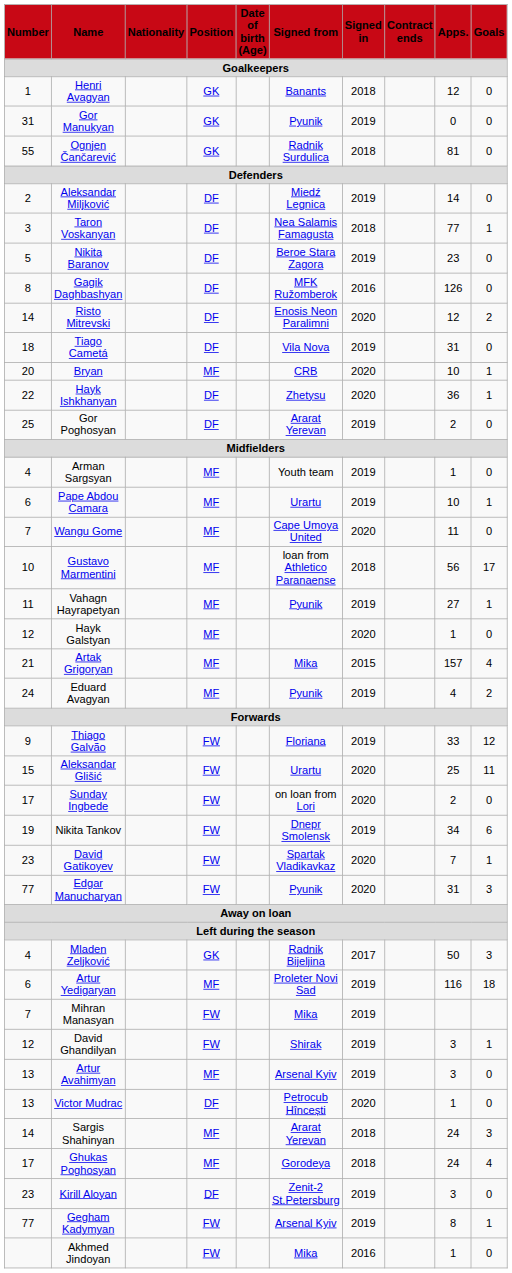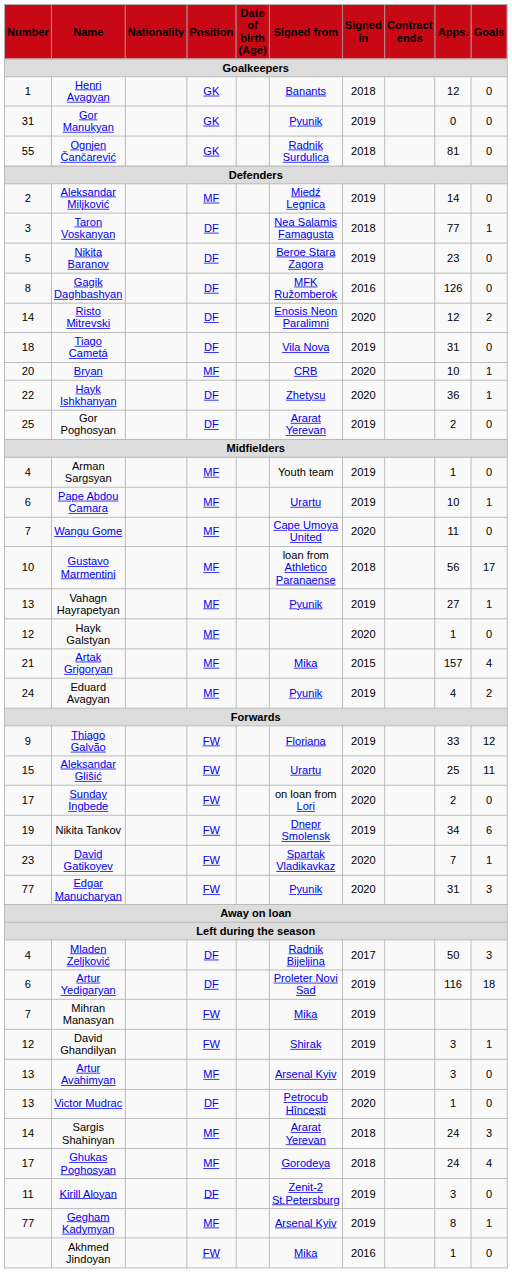(211, 199) DF -> (211, 199) MF
(28, 604) 11 -> (28, 604) 13
(211, 955) GK -> (211, 955) DF
(211, 985) MF -> (211, 985) DF
(28, 1194) 23 -> (28, 1194) 11
(211, 1224) FW -> (211, 1224) MF
